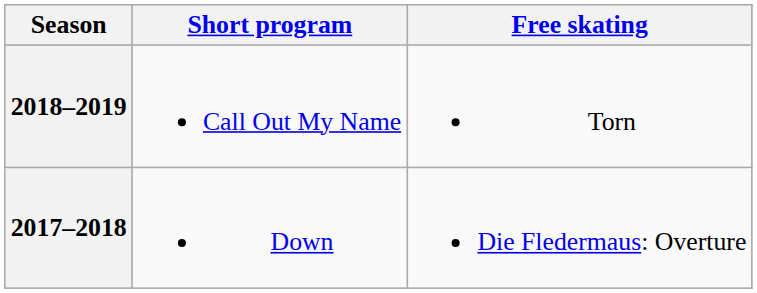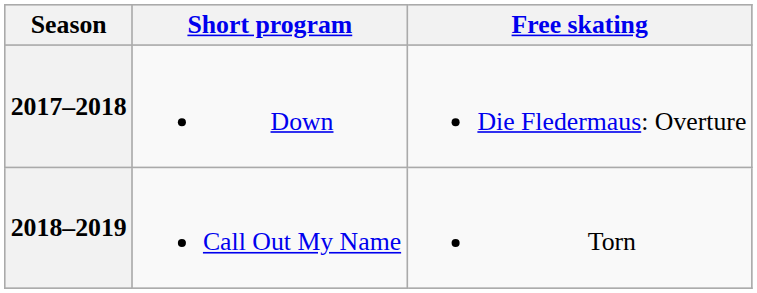rows swapped: (69, 106) <-> (69, 227)
